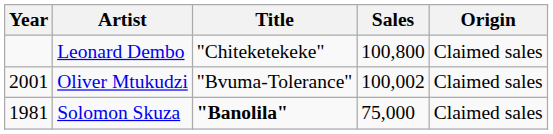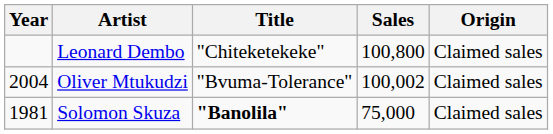(29, 81) 2001 -> (29, 81) 2004
